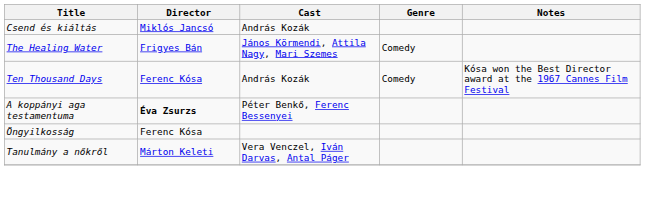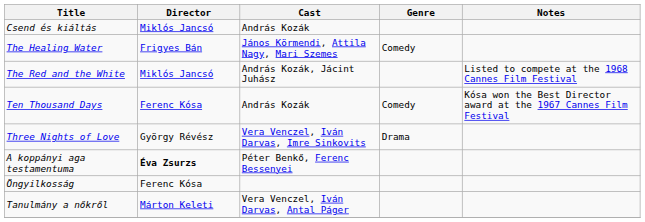+ row: (66, 74)
+ row: (63, 137)
